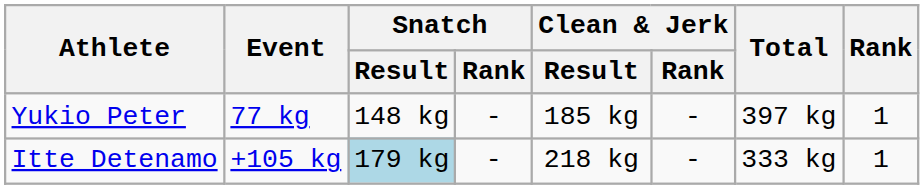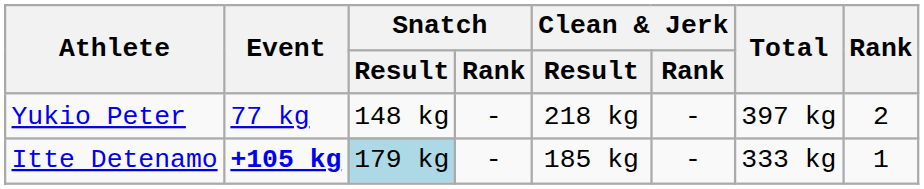(591, 116) 185 kg -> (591, 116) 218 kg
(881, 116) 1 -> (881, 116) 2
(286, 160) normal -> (286, 160) bold
(591, 160) 218 kg -> (591, 160) 185 kg
